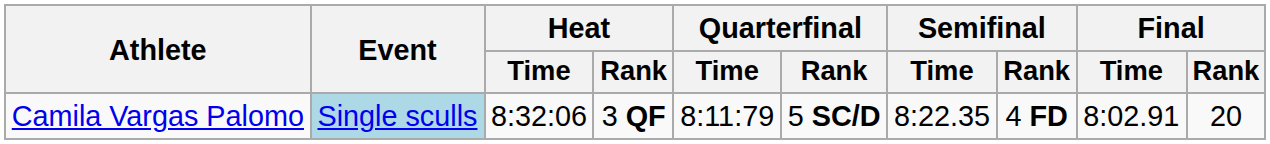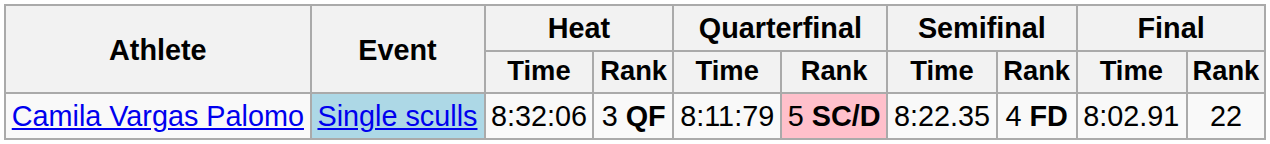(834, 117) no background -> (834, 117) pink background
(1226, 117) 20 -> (1226, 117) 22
